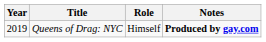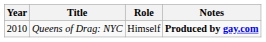(17, 28) 2019 -> (17, 28) 2010
